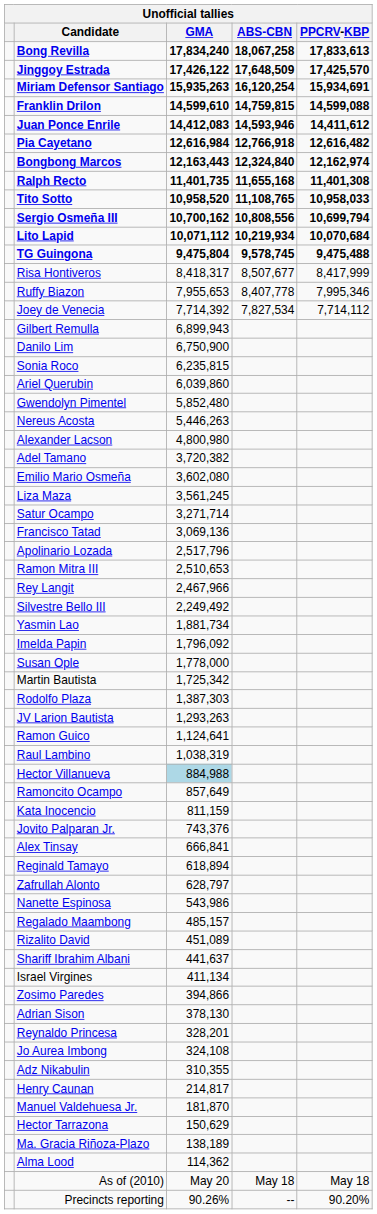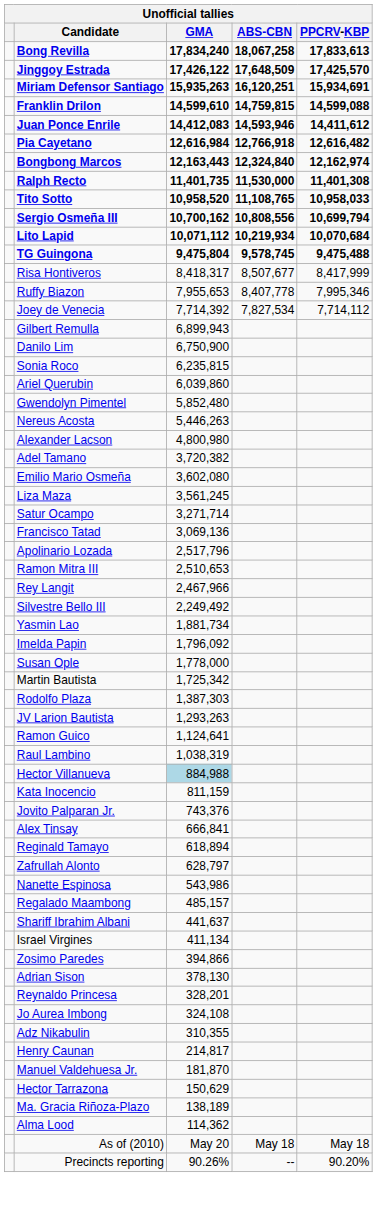(265, 88) 16,120,254 -> (265, 88) 16,120,251
(265, 180) 11,655,168 -> (265, 180) 11,530,000
- row: (69, 792)
- row: (53, 940)
